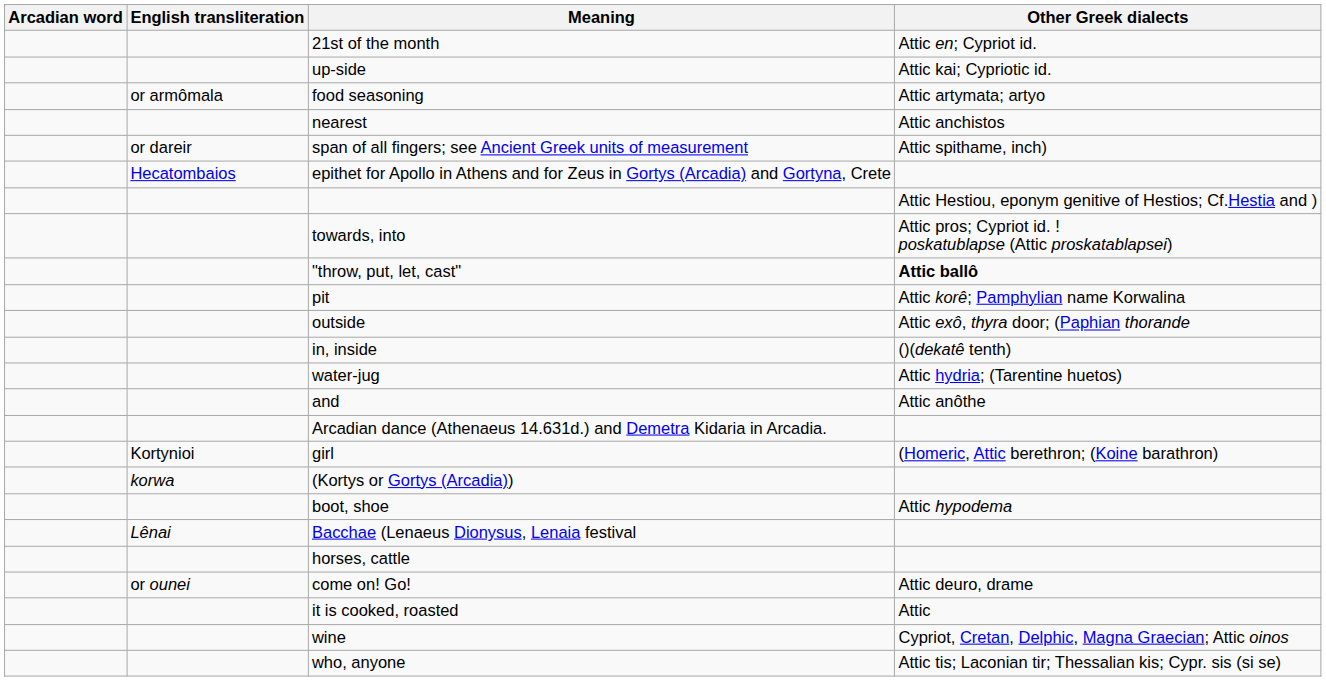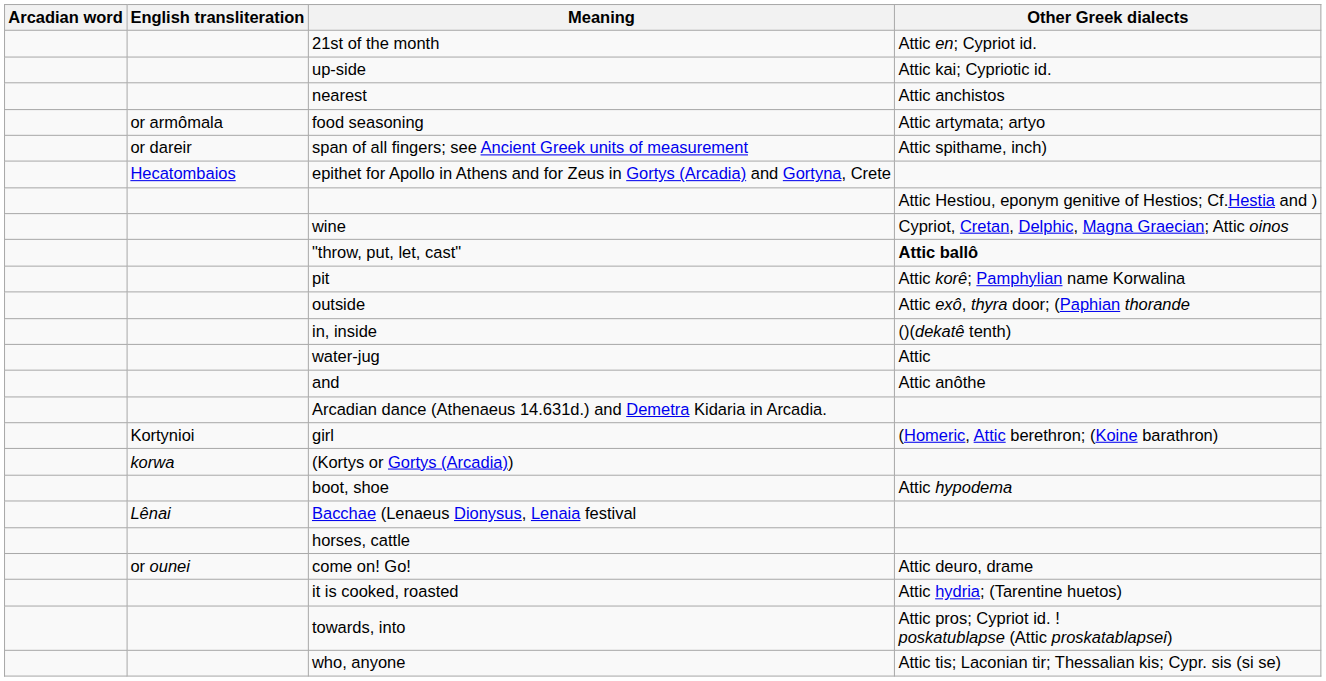rows swapped: (368, 95) <-> (339, 122)
rows swapped: (329, 637) <-> (359, 235)
(1010, 375) Attic hydria; (Tarentine huetos) -> (915, 357) Attic
(915, 611) Attic -> (1010, 592) Attic hydria; (Tarentine huetos)
